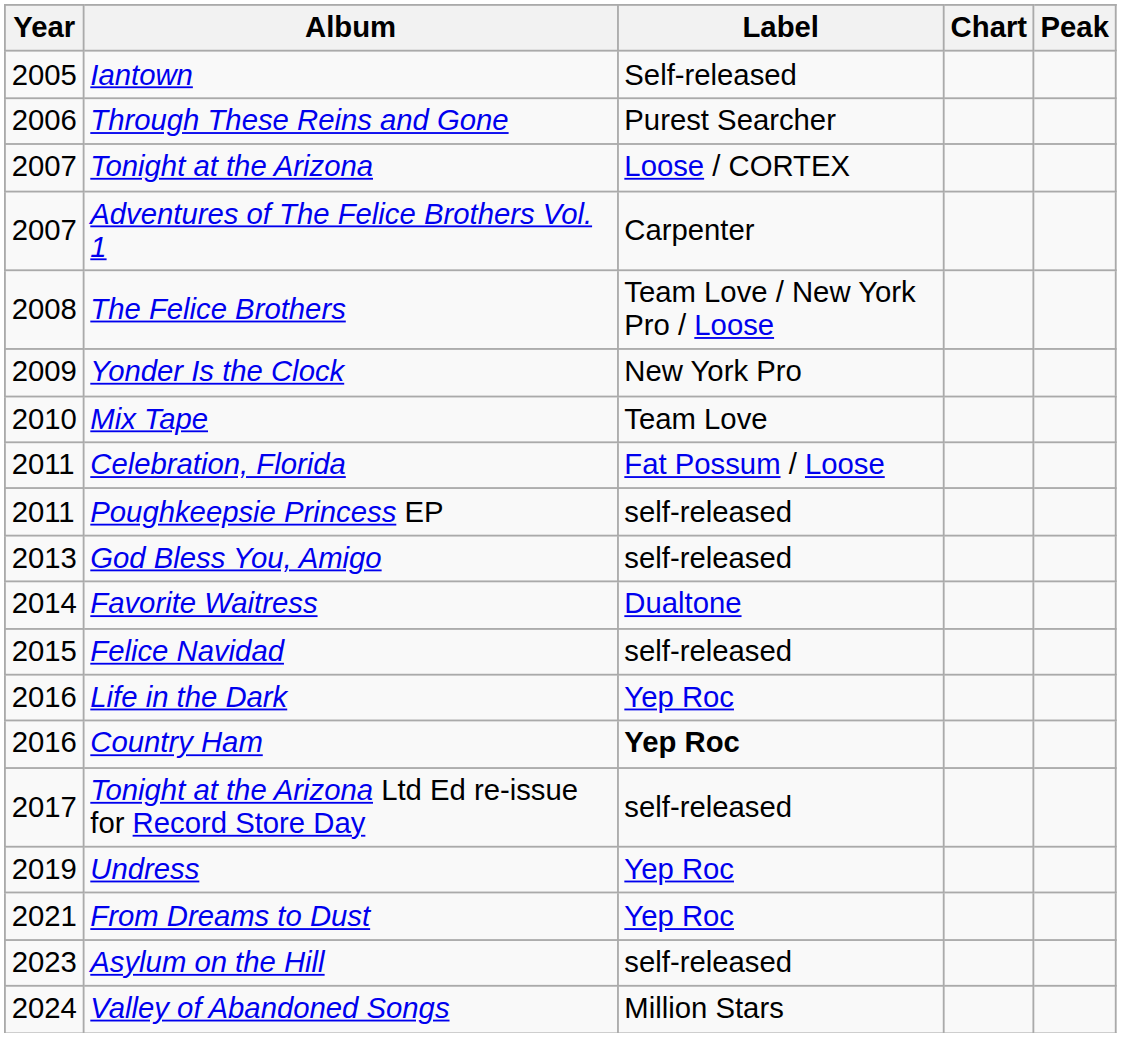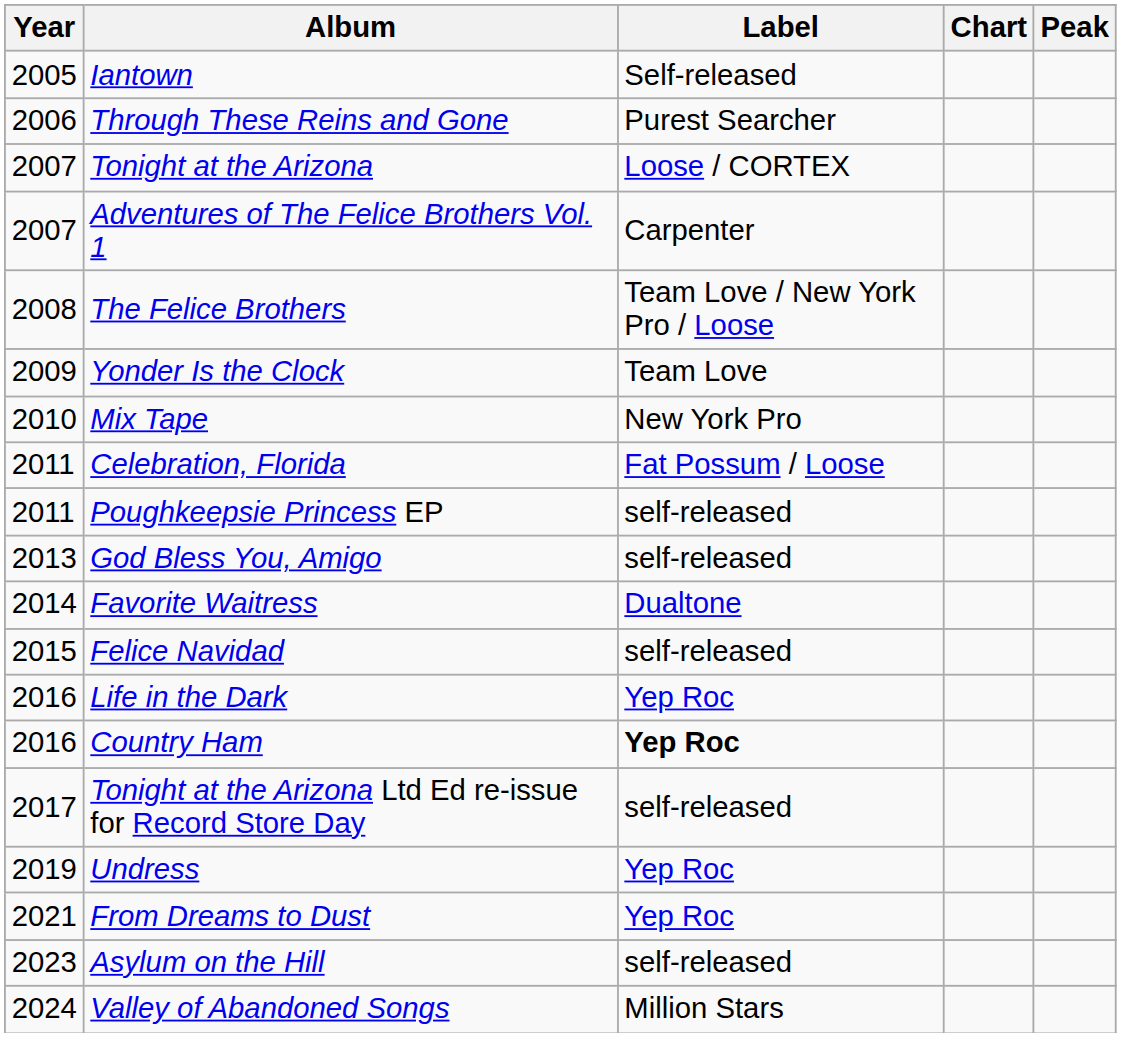(713, 372) New York Pro -> (696, 372) Team Love
(696, 418) Team Love -> (713, 418) New York Pro
